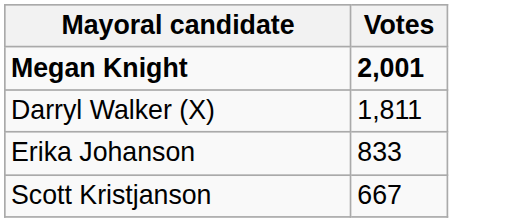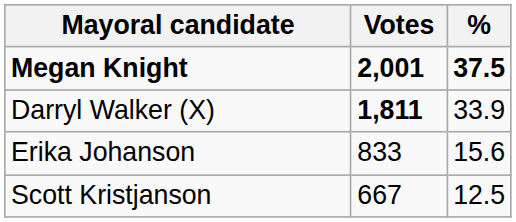+ column: (479, 25)
(390, 110) normal -> (390, 110) bold
